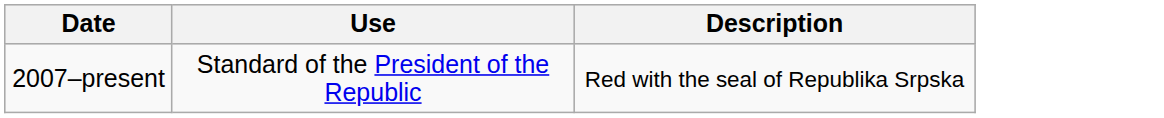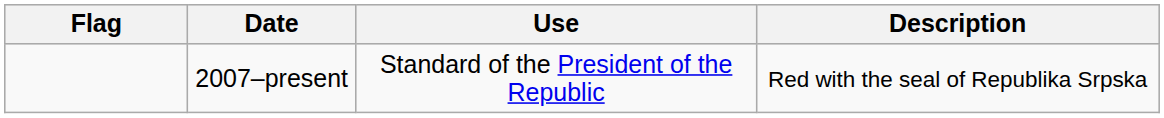+ column: (96, 24)
